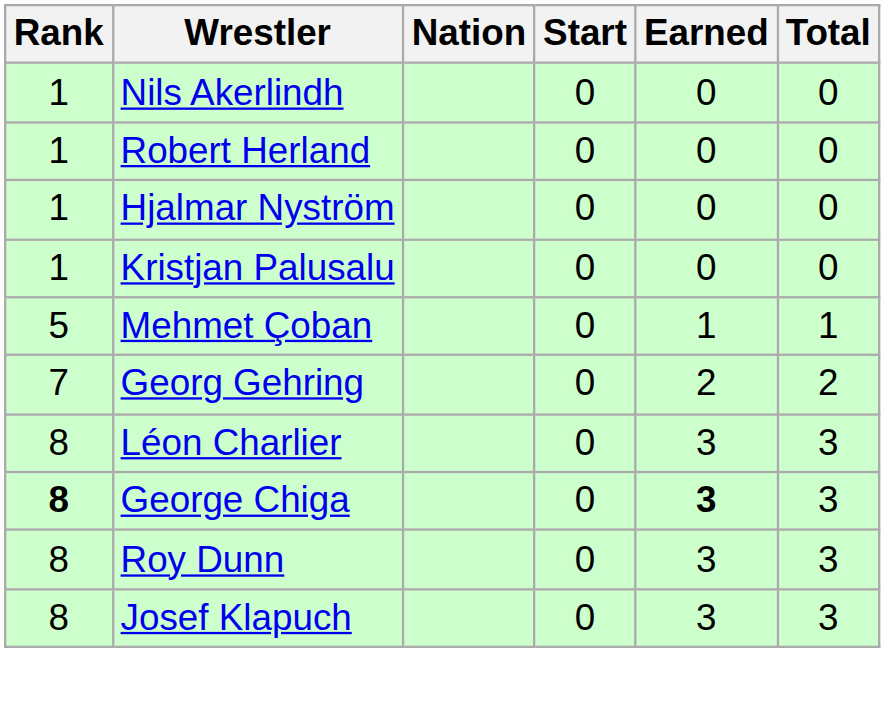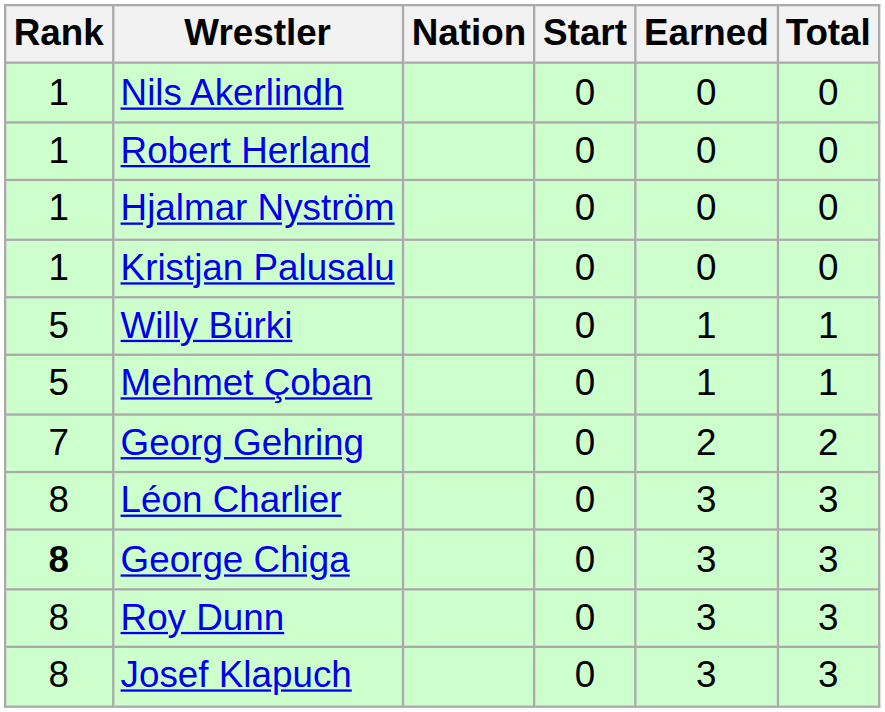+ row: (206, 325)
(706, 500) bold -> (706, 558) normal
